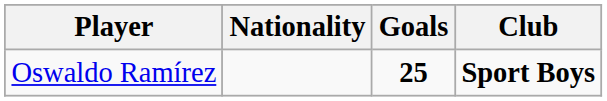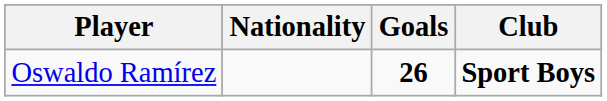(413, 72) 25 -> (413, 72) 26
